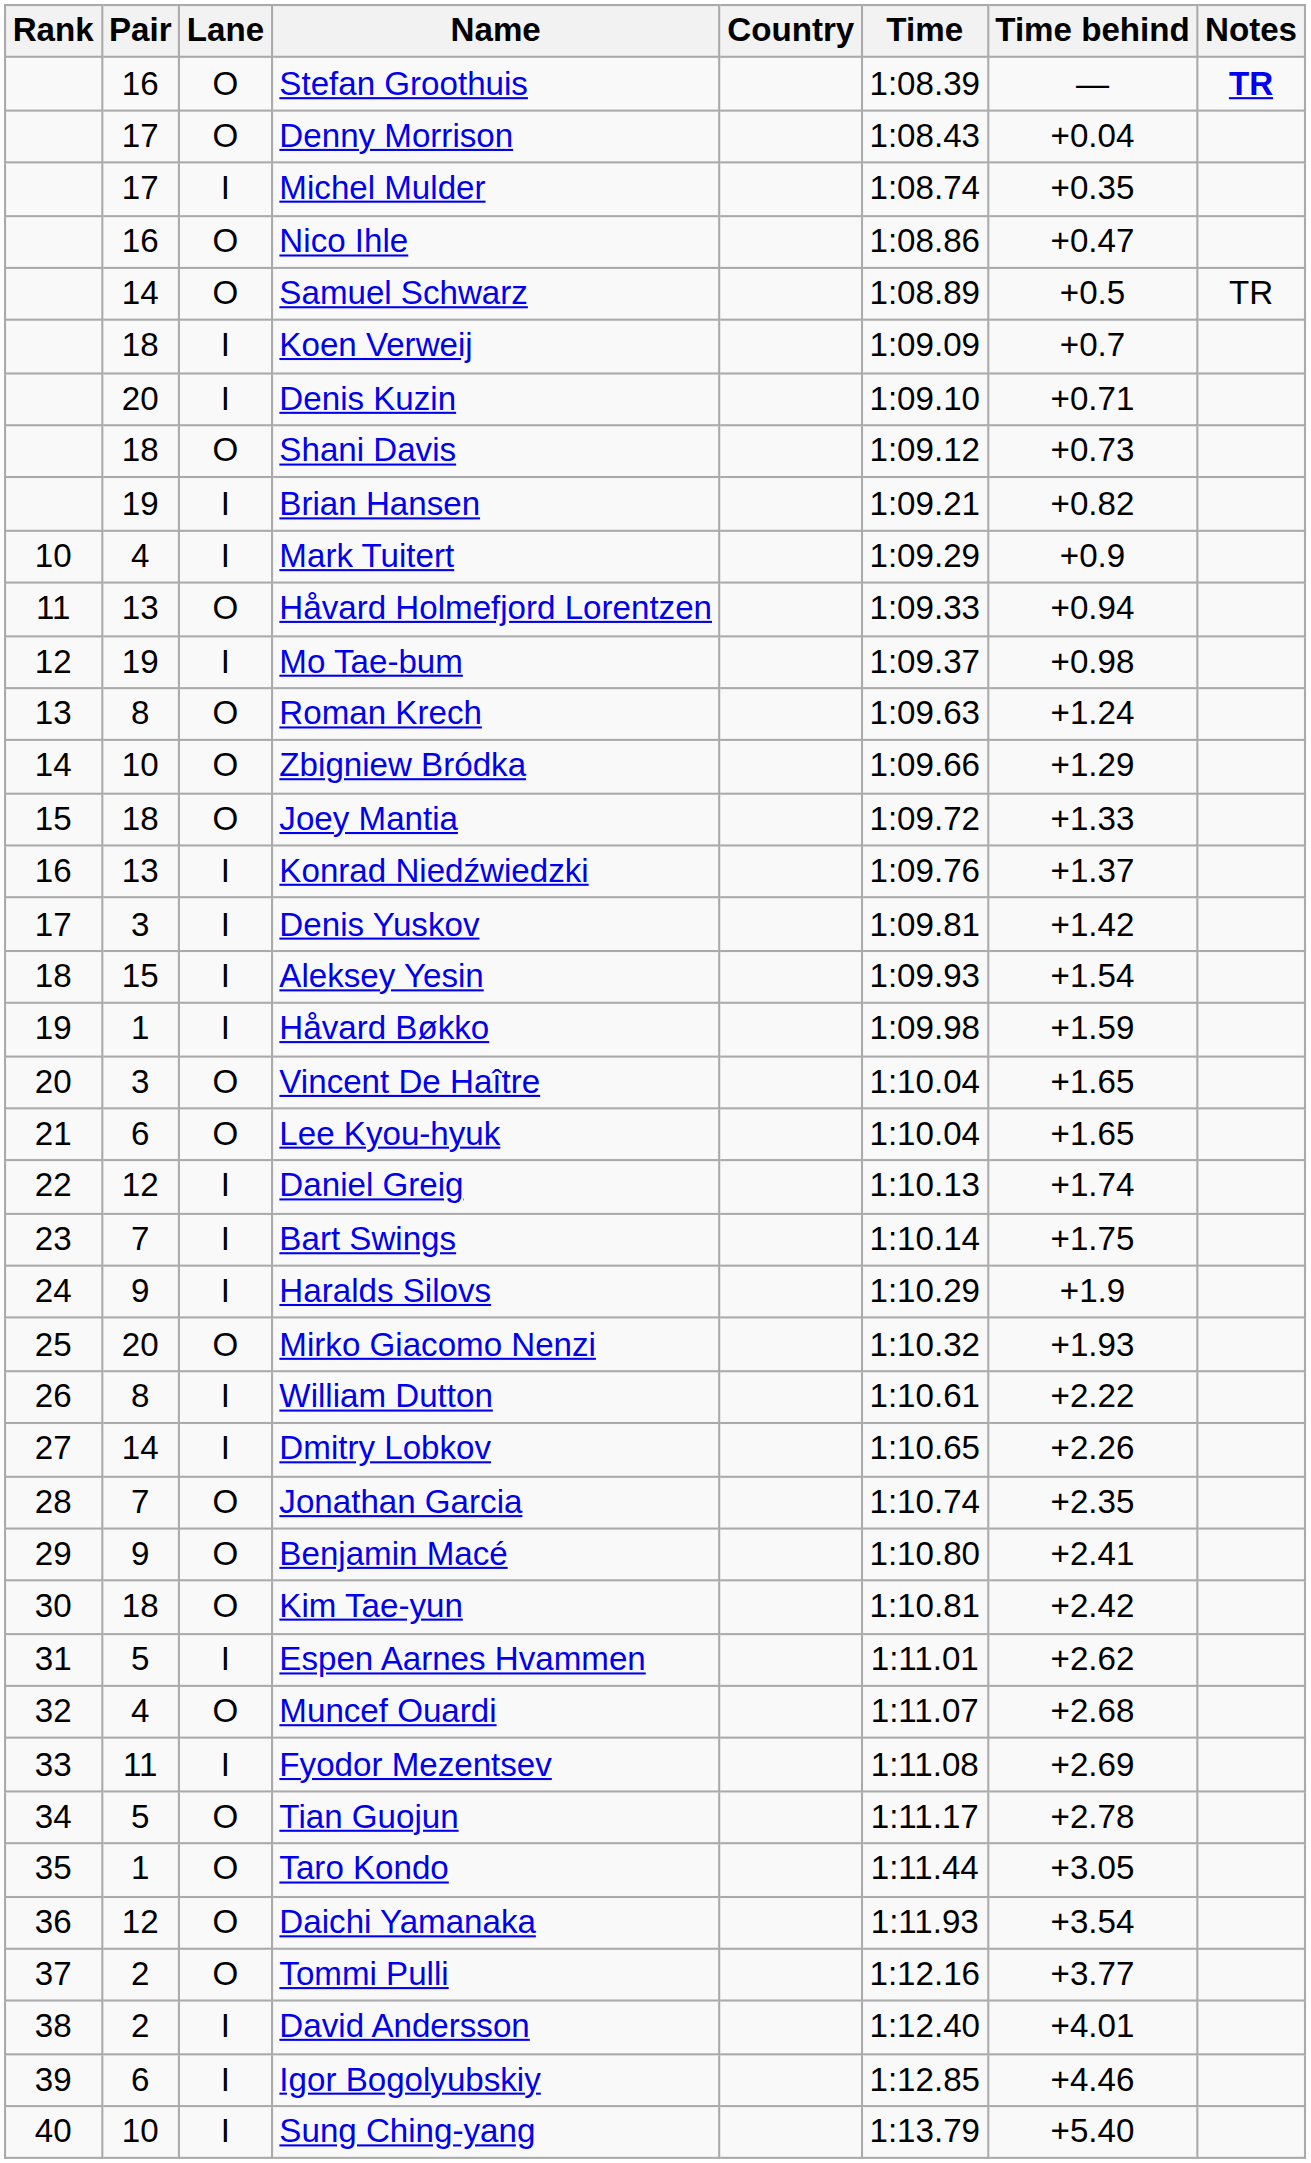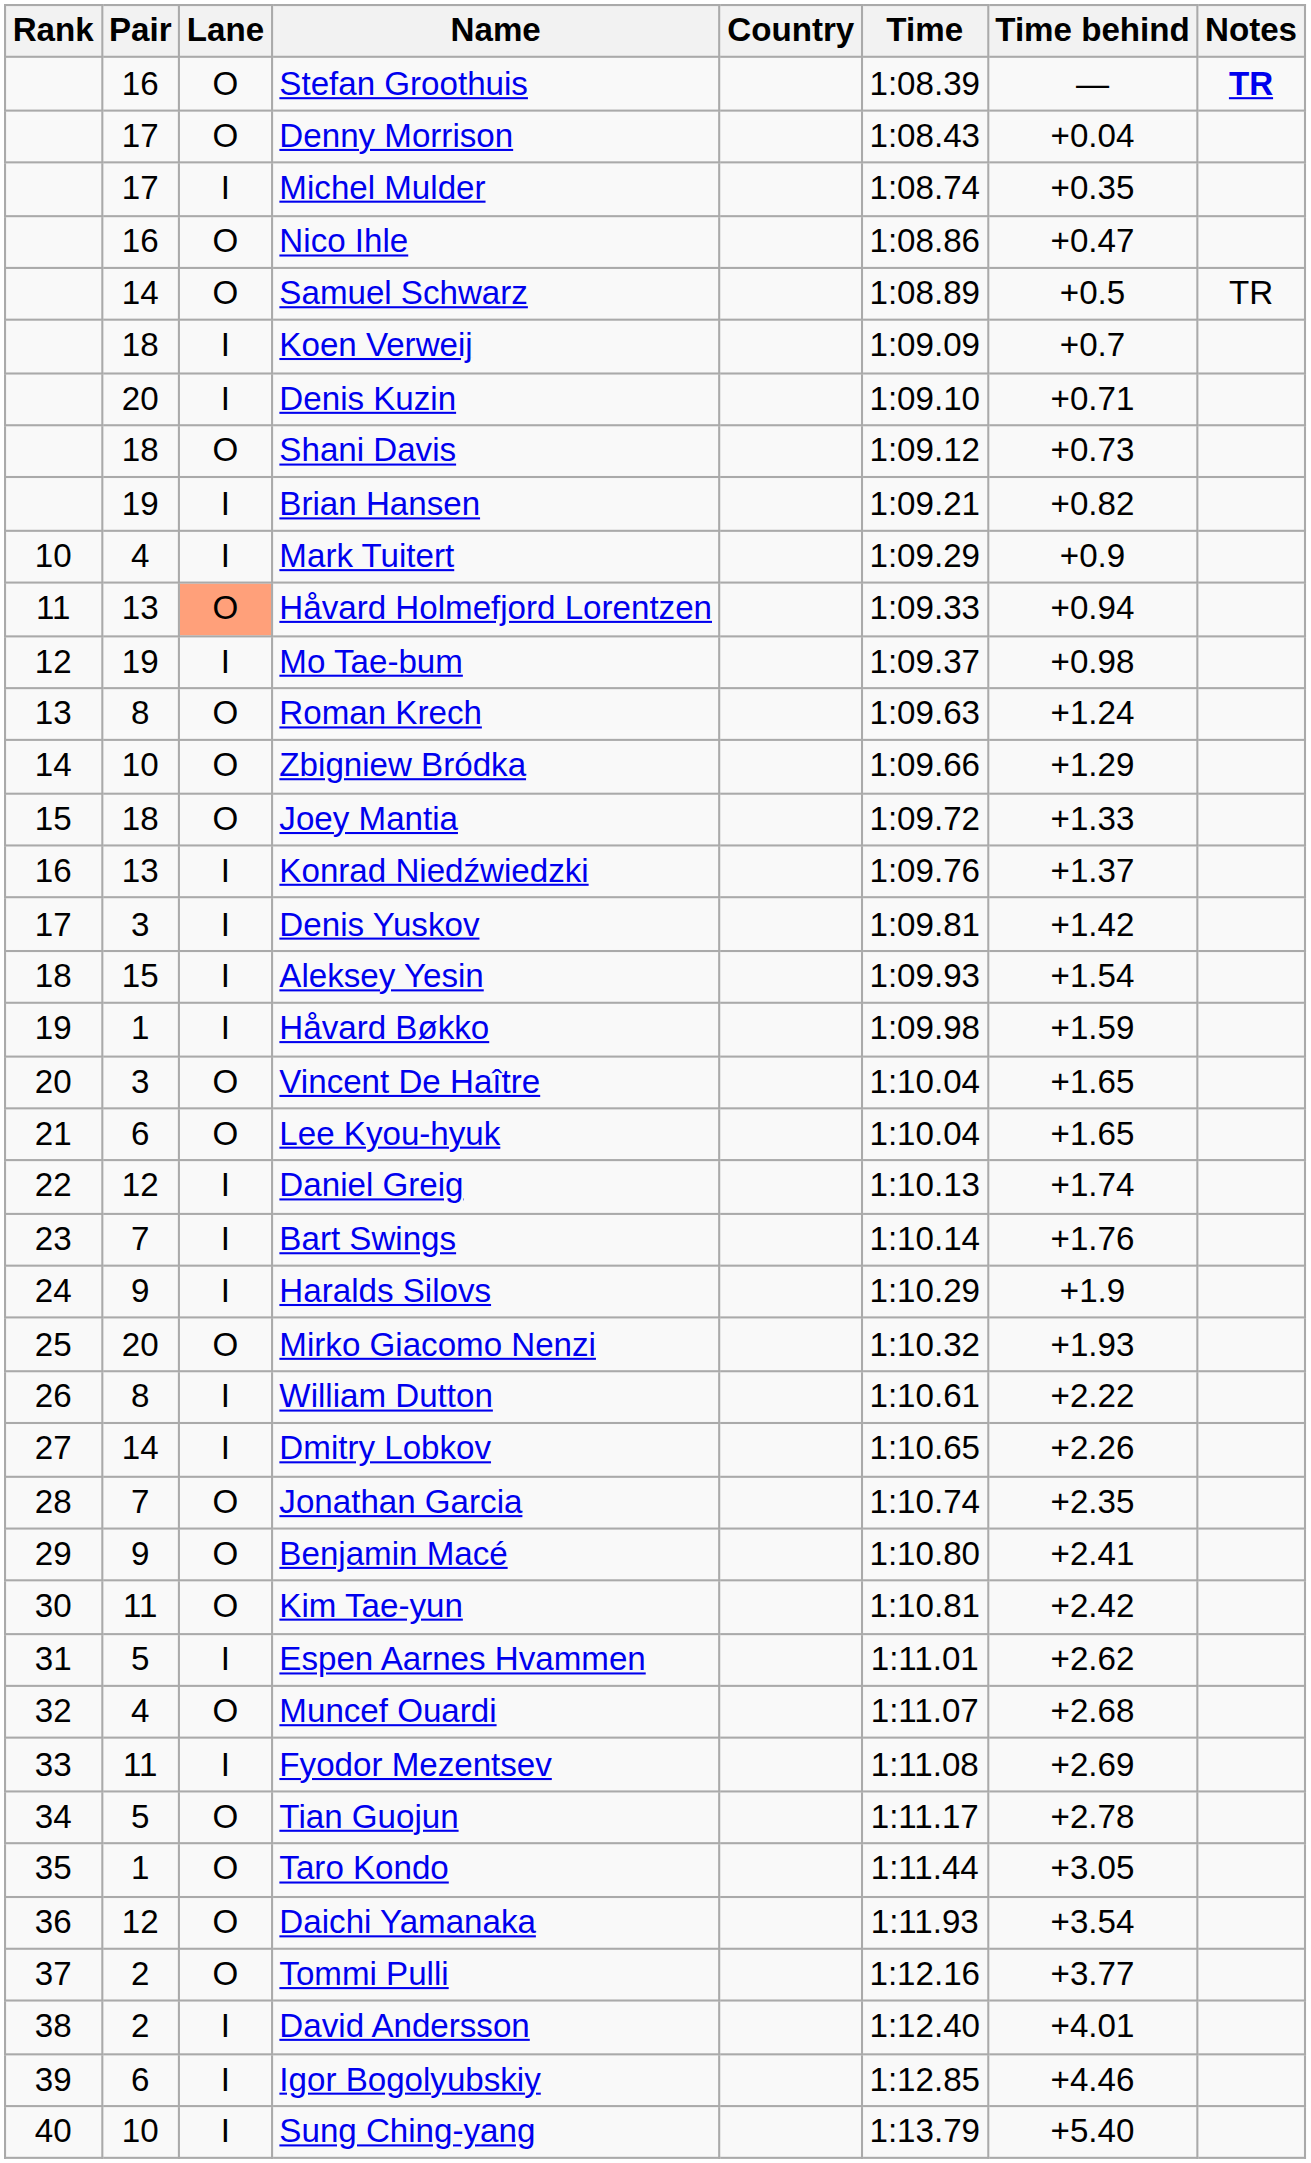(225, 608) no background -> (225, 608) lightsalmon background
(1092, 1238) +1.75 -> (1092, 1238) +1.76
(140, 1606) 18 -> (140, 1606) 11
